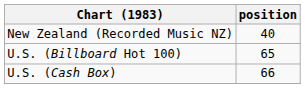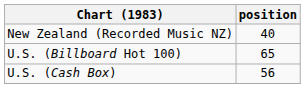(268, 73) 66 -> (268, 73) 56
